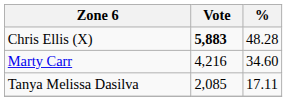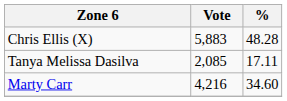(211, 38) bold -> (211, 38) normal
rows swapped: (40, 61) <-> (73, 84)
